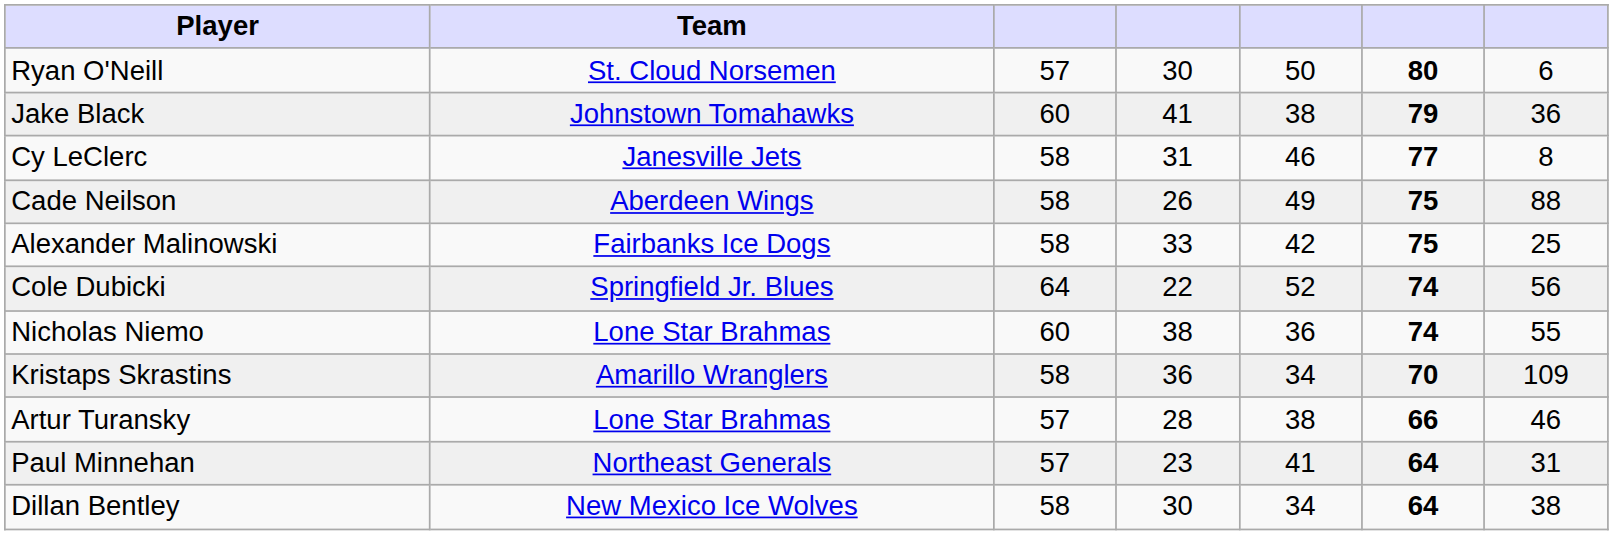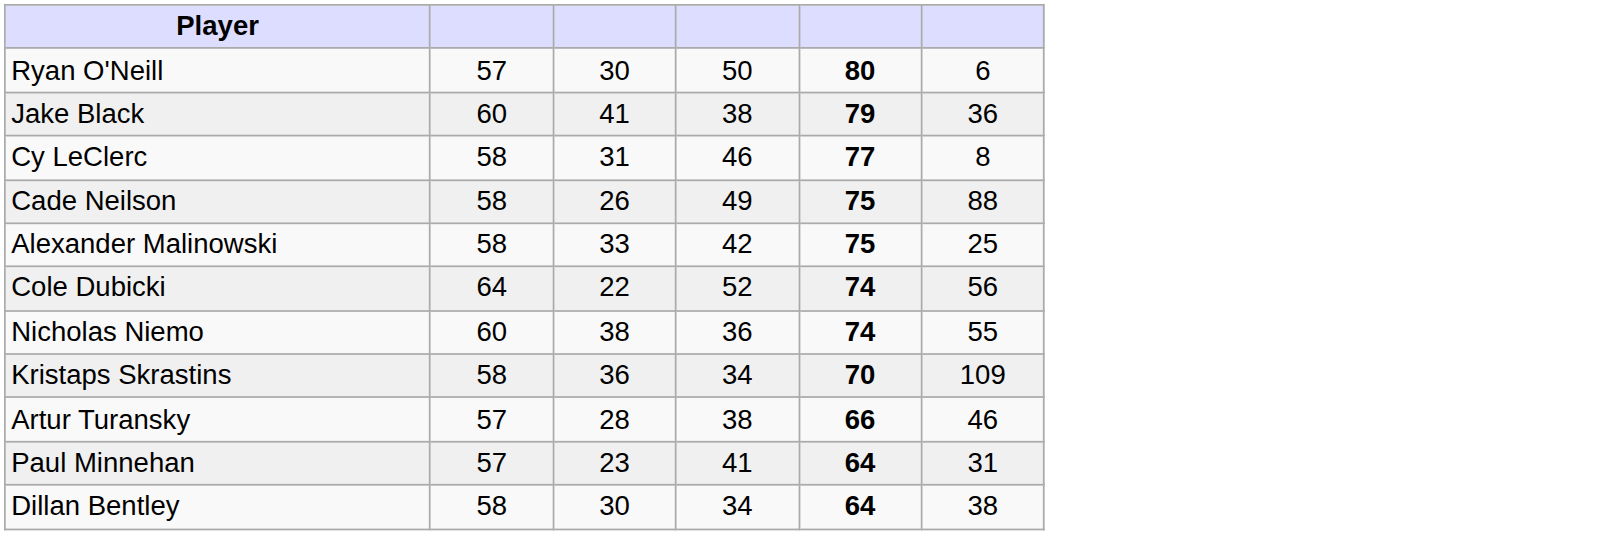- column: (712, 26)
